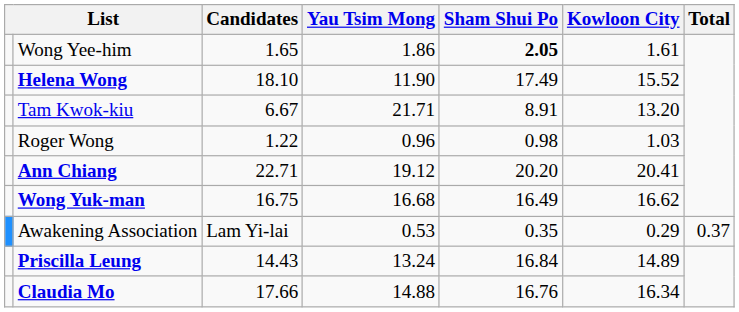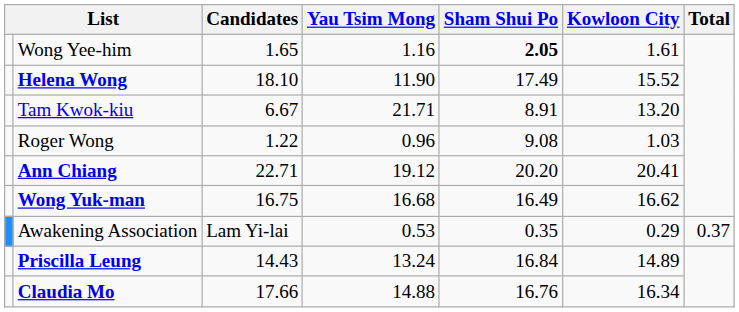(418, 49) 1.86 -> (418, 49) 1.16
(541, 140) 0.98 -> (541, 140) 9.08
